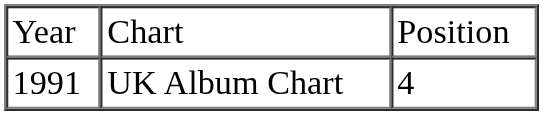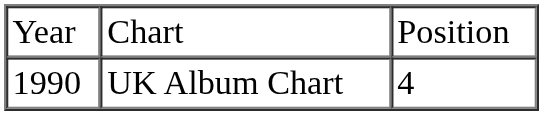(47, 82) 1991 -> (47, 82) 1990
